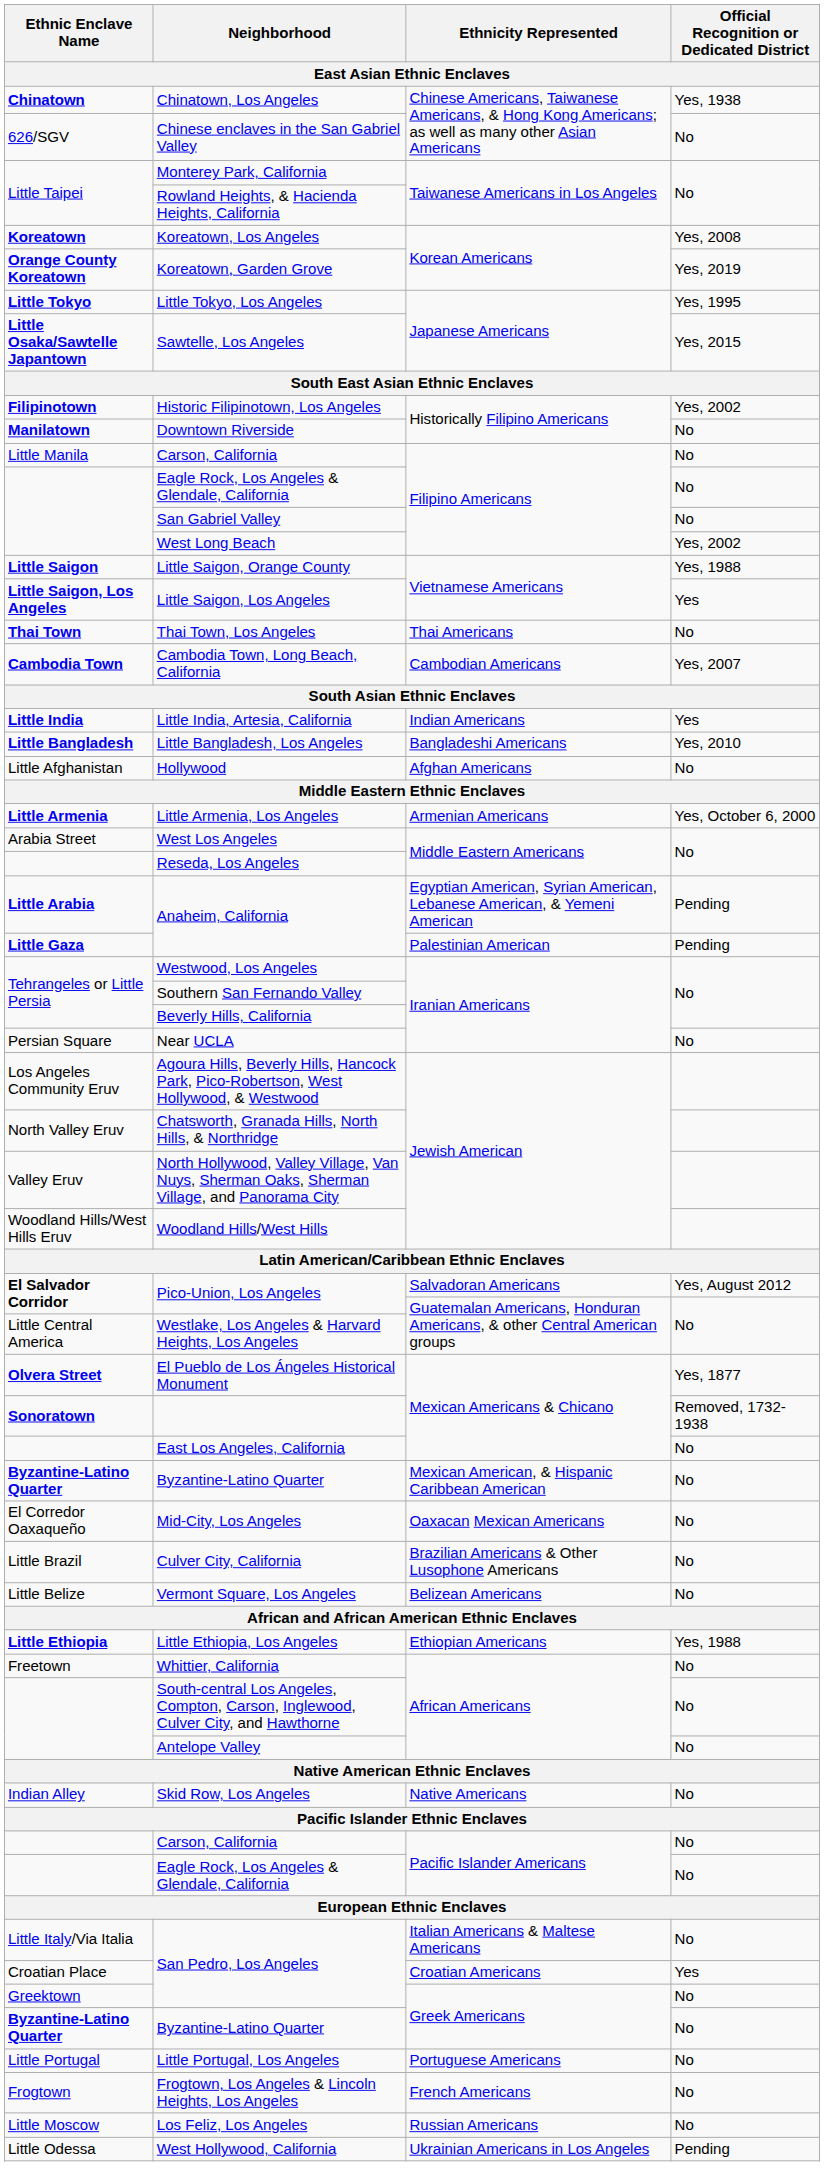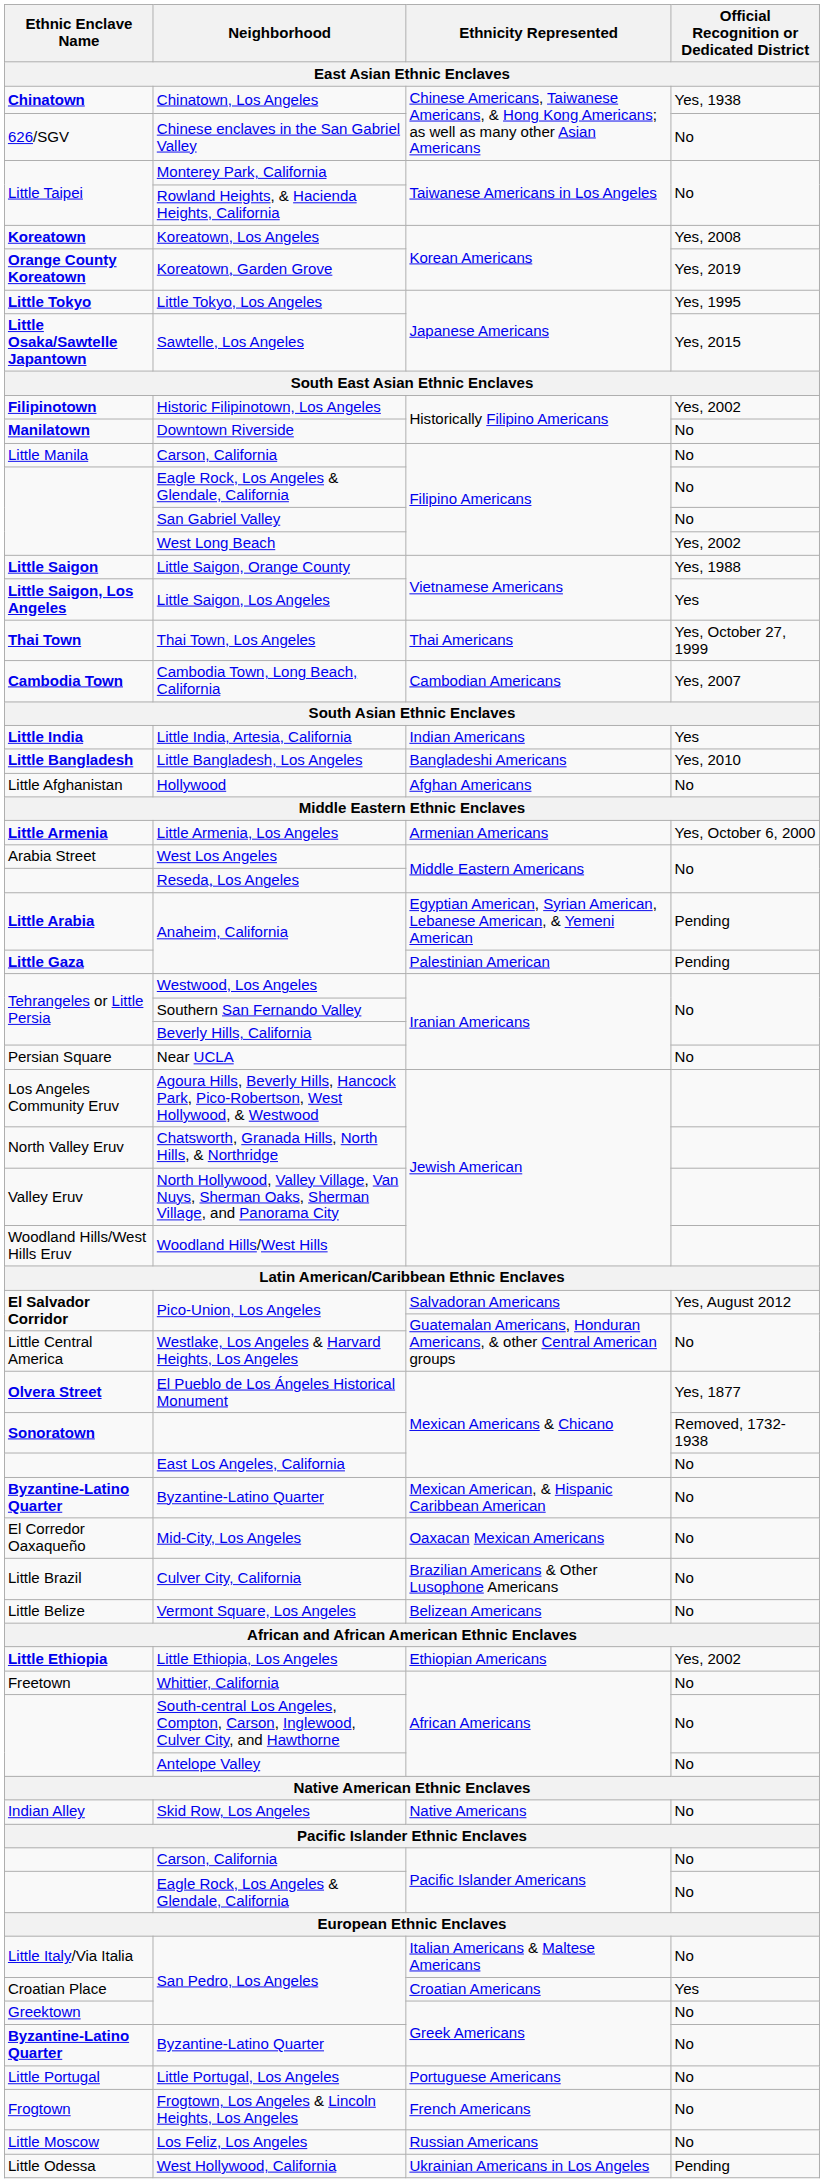(684, 631) No -> (730, 640) Yes, October 27, 1999
(708, 1642) Yes, 1988 -> (708, 1658) Yes, 2002
